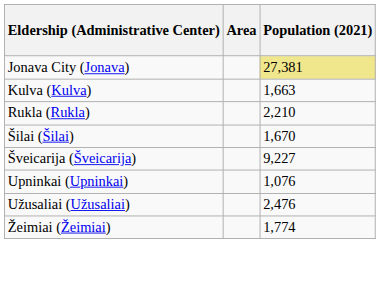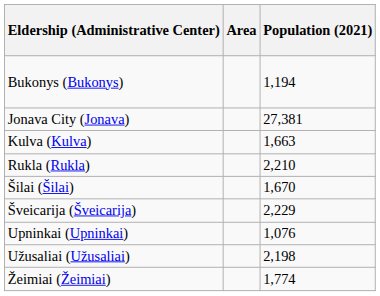+ row: (66, 81)
(283, 67) khaki background -> (283, 119) no background
(279, 158) 9,227 -> (279, 210) 2,229
(279, 204) 2,476 -> (279, 256) 2,198
